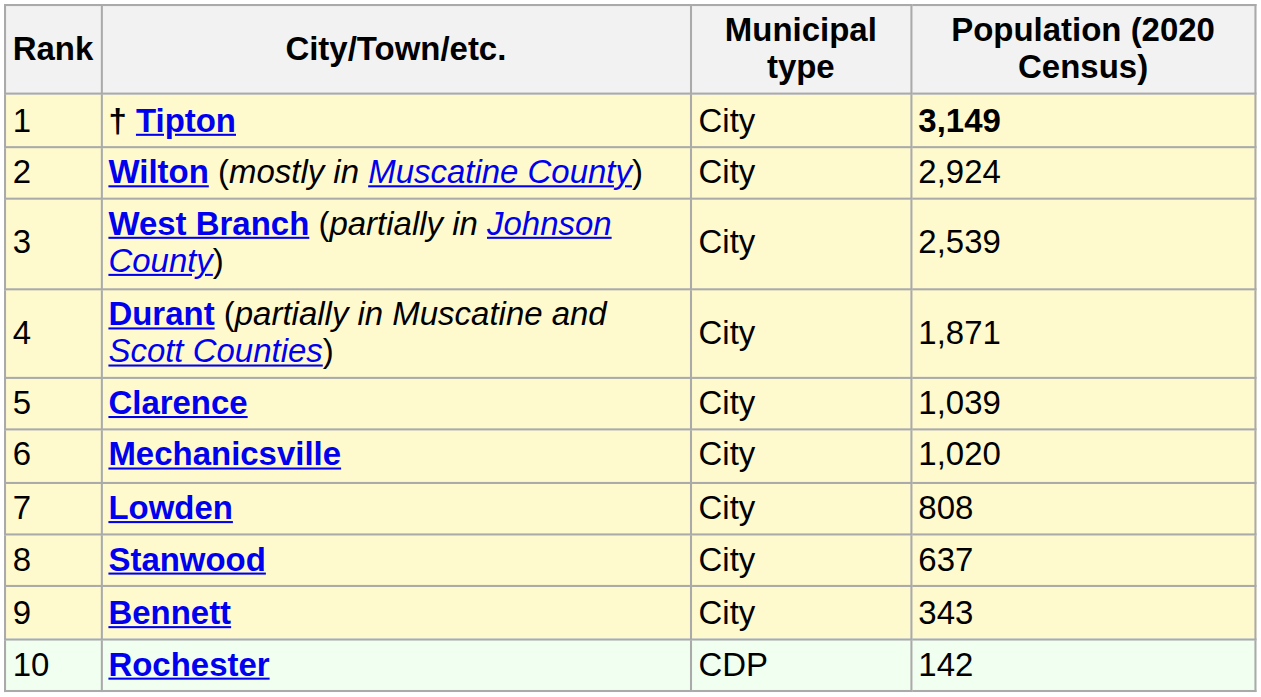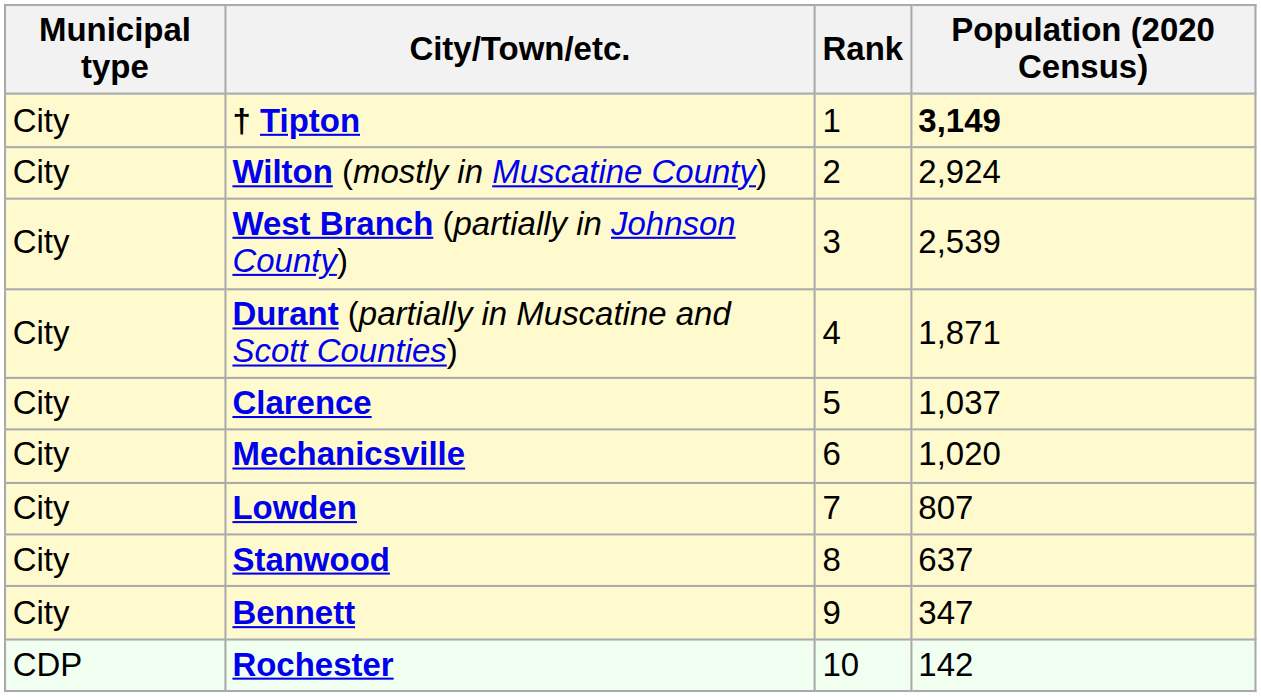columns swapped: (53, 49) <-> (801, 49)
(960, 403) 1,039 -> (960, 403) 1,037
(946, 507) 808 -> (946, 507) 807
(946, 612) 343 -> (946, 612) 347
